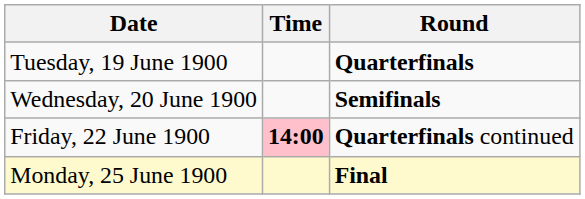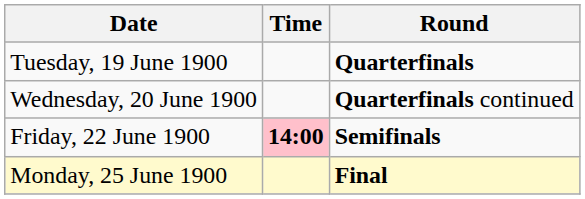(388, 99) Semifinals -> (454, 99) Quarterfinals continued
(454, 136) Quarterfinals continued -> (388, 136) Semifinals
